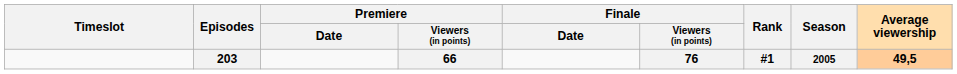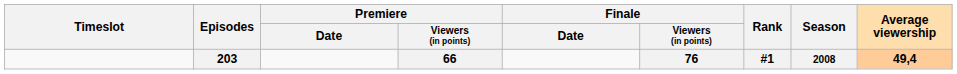(824, 59) 2005 -> (824, 59) 2008
(905, 59) 49,5 -> (905, 59) 49,4
